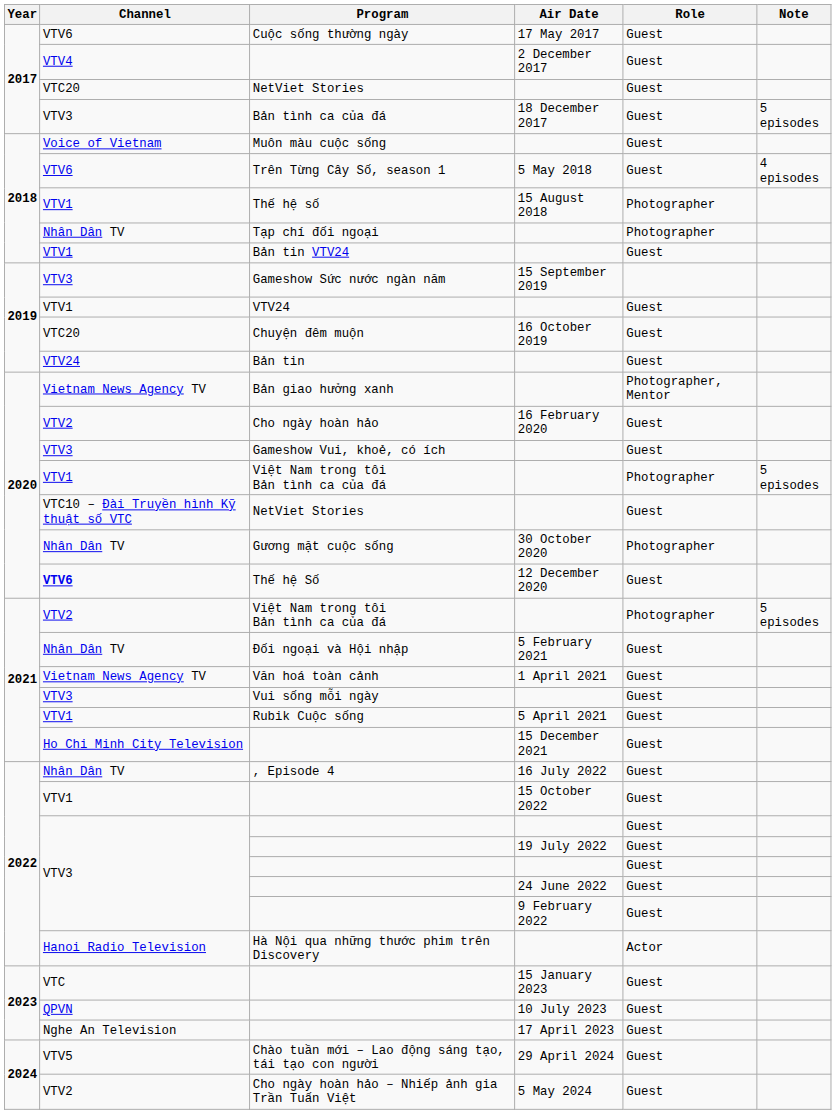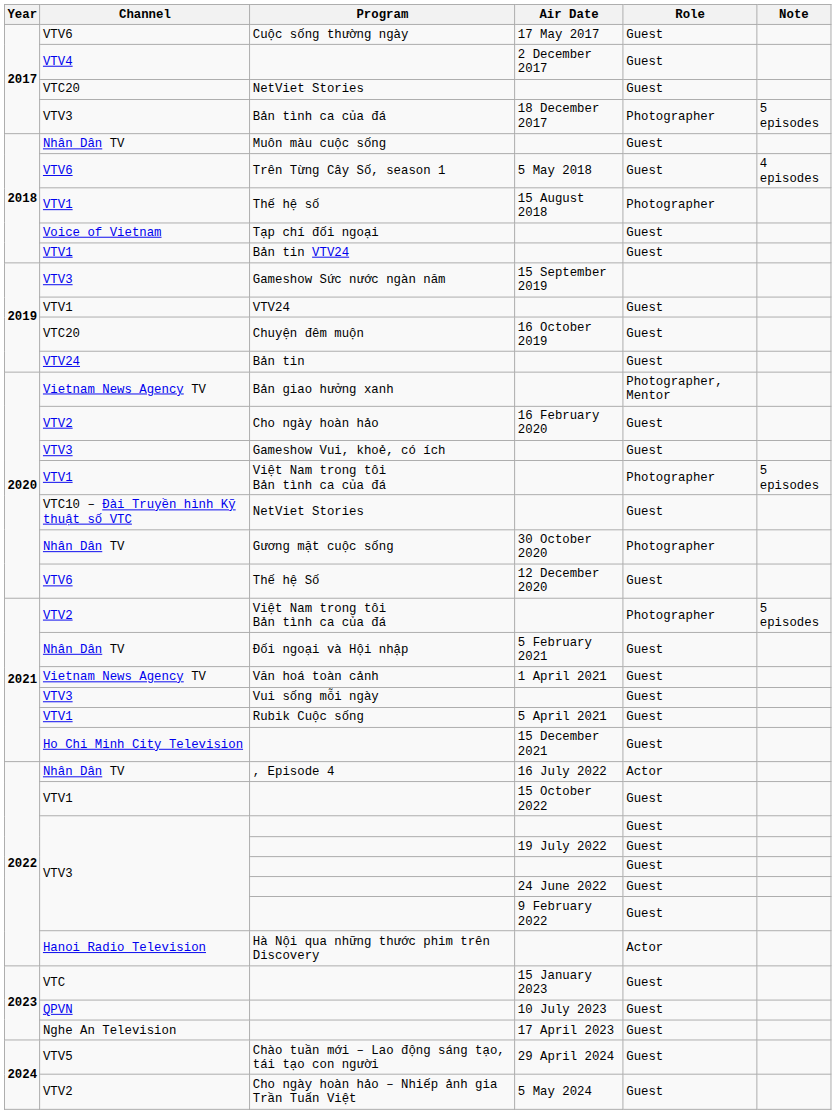(645, 116) Guest -> (671, 116) Photographer
(102, 144) Voice of Vietnam -> (84, 144) Nhân Dân TV
(84, 233) Nhân Dân TV -> (102, 233) Voice of Vietnam
(671, 233) Photographer -> (645, 233) Guest
(58, 581) bold -> (58, 581) normal
(645, 772) Guest -> (645, 772) Actor
